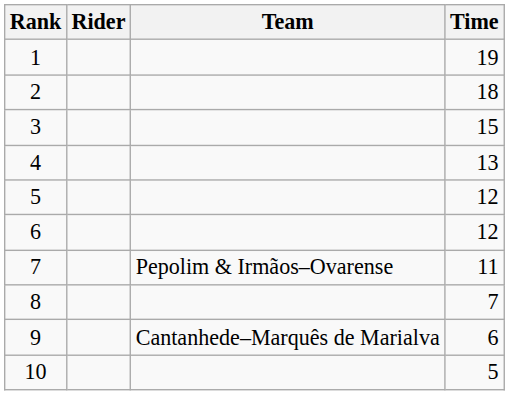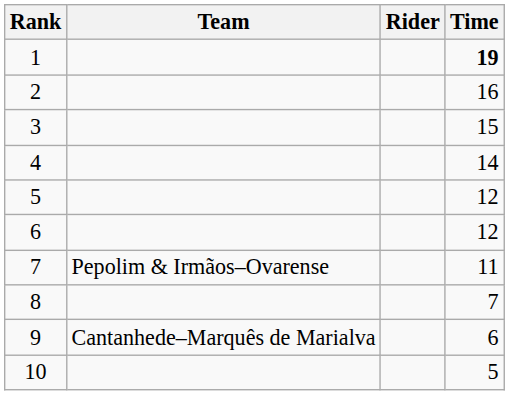columns swapped: (98, 22) <-> (288, 22)
(488, 57) normal -> (488, 57) bold
(488, 92) 18 -> (488, 92) 16
(488, 162) 13 -> (488, 162) 14
